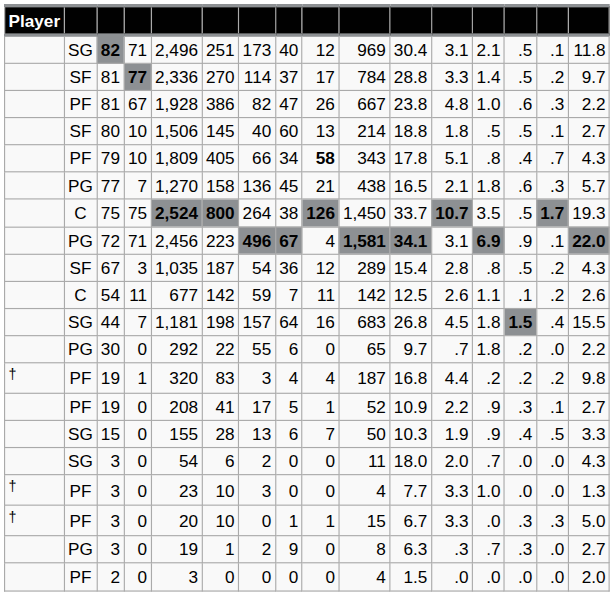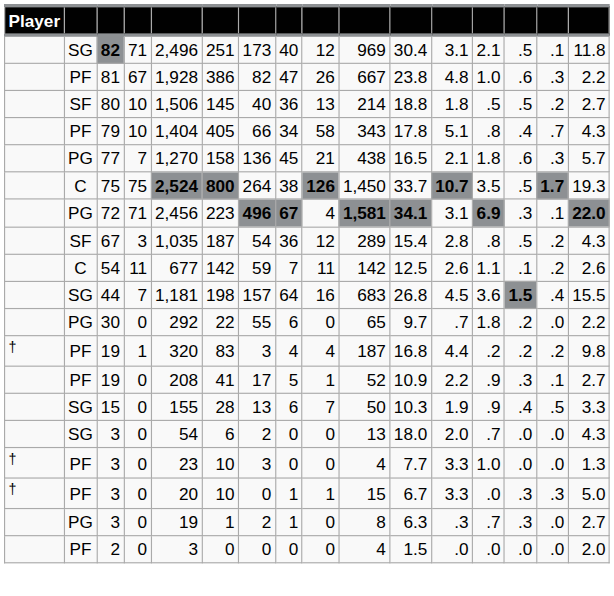- row: (80, 77)
(289, 132) 60 -> (289, 104) 36
(557, 132) .1 -> (557, 104) .2
(177, 159) 1,809 -> (177, 132) 1,404
(325, 159) bold -> (325, 132) normal
(525, 240) .9 -> (525, 213) .3
(489, 322) 1.8 -> (489, 295) 3.6
(377, 461) 11 -> (376, 434) 13
(294, 550) 9 -> (294, 523) 1
